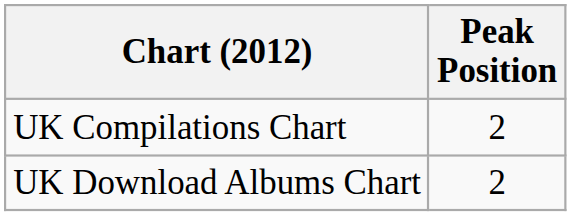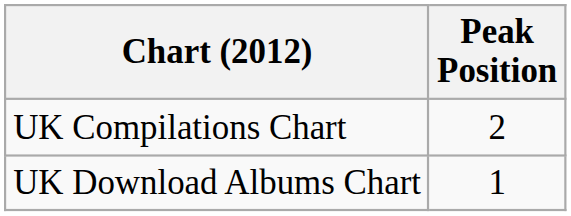(497, 182) 2 -> (497, 182) 1
